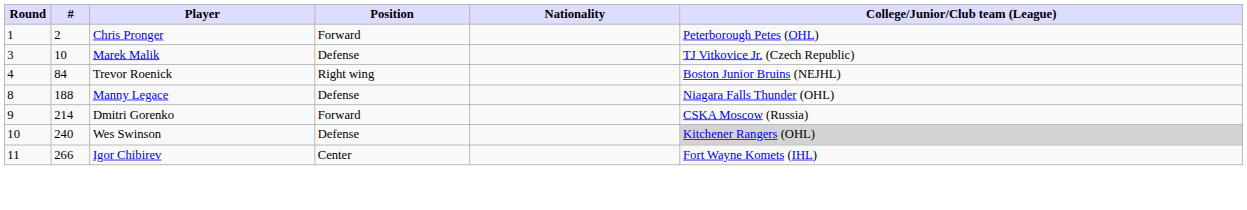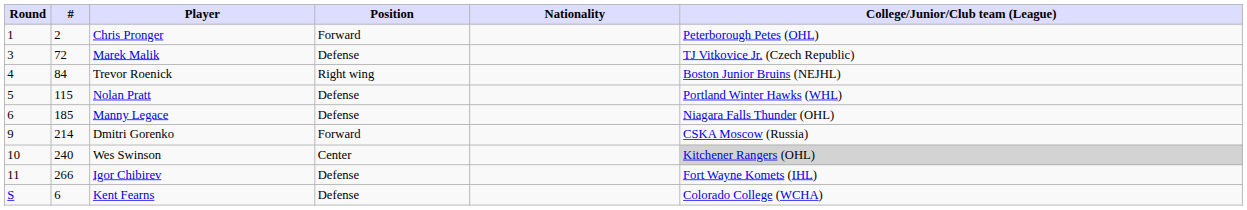(61, 54) 10 -> (61, 54) 72
+ row: (122, 94)
(10, 94) 8 -> (10, 114) 6
(64, 94) 188 -> (64, 114) 185
(338, 134) Defense -> (335, 154) Center
(335, 154) Center -> (338, 174) Defense
+ row: (124, 194)
